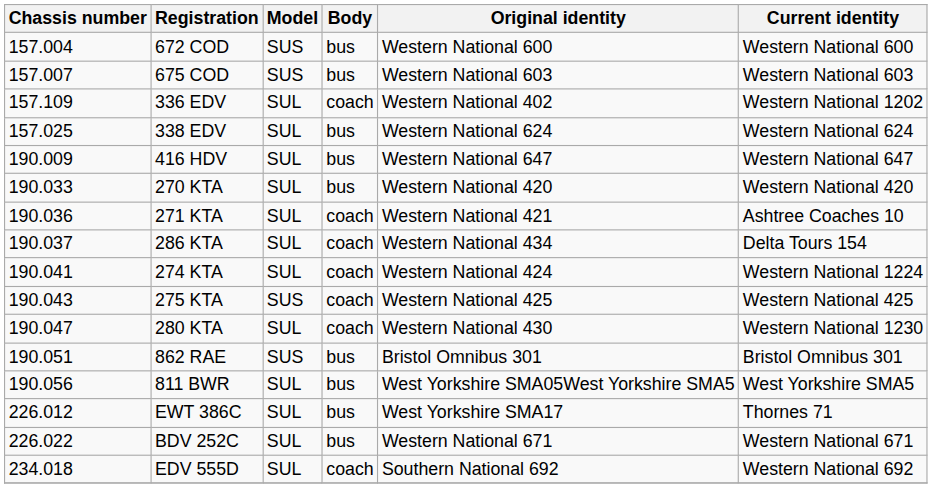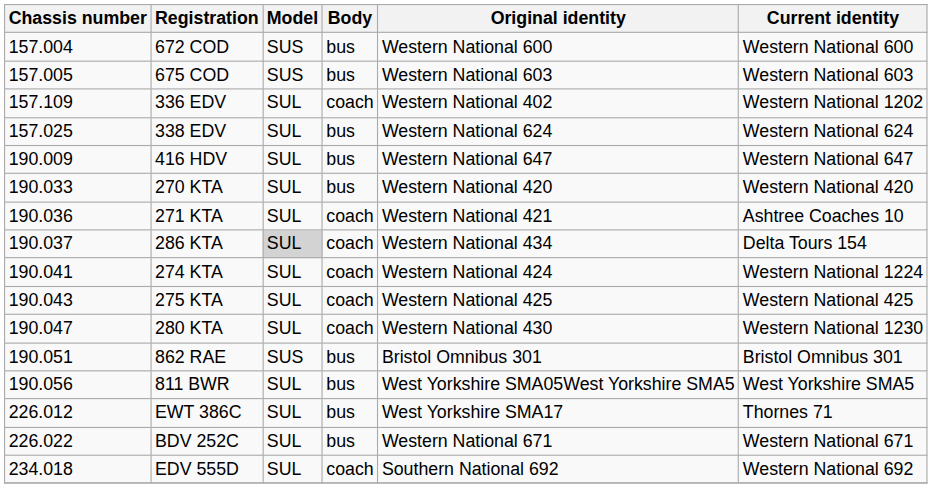(41, 74) 157.007 -> (41, 74) 157.005
(284, 243) no background -> (284, 243) lightgrey background
(285, 300) SUS -> (284, 300) SUL
